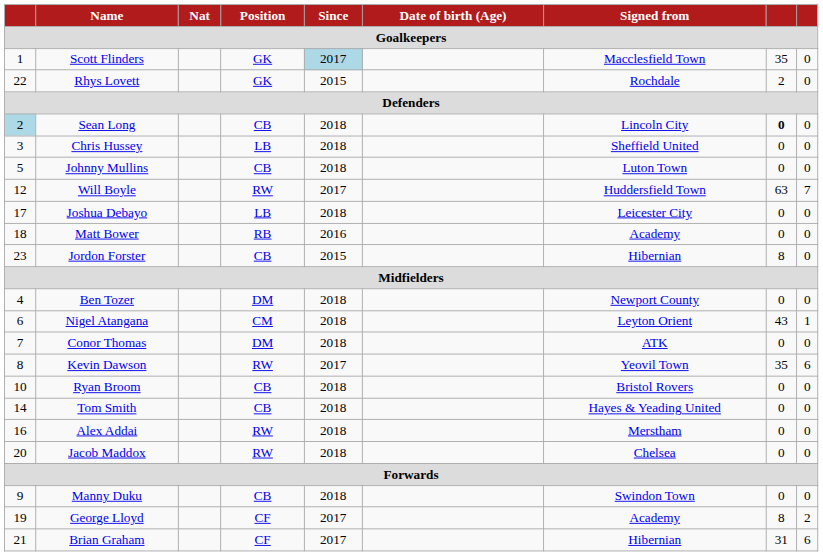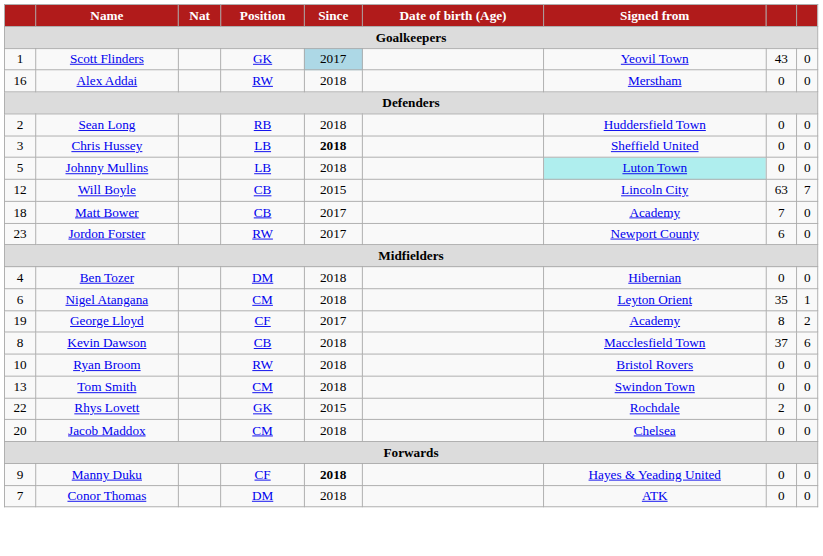(655, 59) Macclesfield Town -> (655, 59) Yeovil Town
(781, 59) 35 -> (781, 59) 43
rows swapped: (107, 81) <-> (107, 430)
(20, 125) lightblue background -> (20, 125) no background
(263, 125) CB -> (263, 125) RB
(655, 125) Lincoln City -> (655, 125) Huddersfield Town
(781, 125) bold -> (781, 125) normal
(333, 146) normal -> (333, 146) bold
(263, 168) CB -> (263, 168) LB
(655, 168) no background -> (655, 168) paleturquoise background
(263, 190) RW -> (263, 190) CB
(333, 190) 2017 -> (333, 190) 2015
(655, 190) Huddersfield Town -> (655, 190) Lincoln City
- row: (107, 212)
(263, 234) RB -> (263, 212) CB
(333, 234) 2016 -> (333, 212) 2017
(781, 234) 0 -> (781, 212) 7
(263, 256) CB -> (263, 234) RW
(333, 256) 2015 -> (333, 234) 2017
(655, 256) Hibernian -> (655, 234) Newport County
(781, 256) 8 -> (781, 234) 6
(655, 299) Newport County -> (655, 278) Hibernian
(781, 321) 43 -> (781, 299) 35
rows swapped: (107, 343) <-> (107, 518)
(263, 365) RW -> (263, 343) CB
(333, 365) 2017 -> (333, 343) 2018
(655, 365) Yeovil Town -> (655, 343) Macclesfield Town
(781, 365) 35 -> (781, 343) 37
(263, 387) CB -> (263, 365) RW
(20, 409) 14 -> (20, 387) 13
(263, 409) CB -> (263, 387) CM
(655, 409) Hayes & Yeading United -> (655, 387) Swindon Town
(263, 452) RW -> (263, 430) CM
(263, 496) CB -> (263, 474) CF
(333, 496) normal -> (333, 474) bold
(655, 496) Swindon Town -> (655, 474) Hayes & Yeading United
- row: (107, 540)
